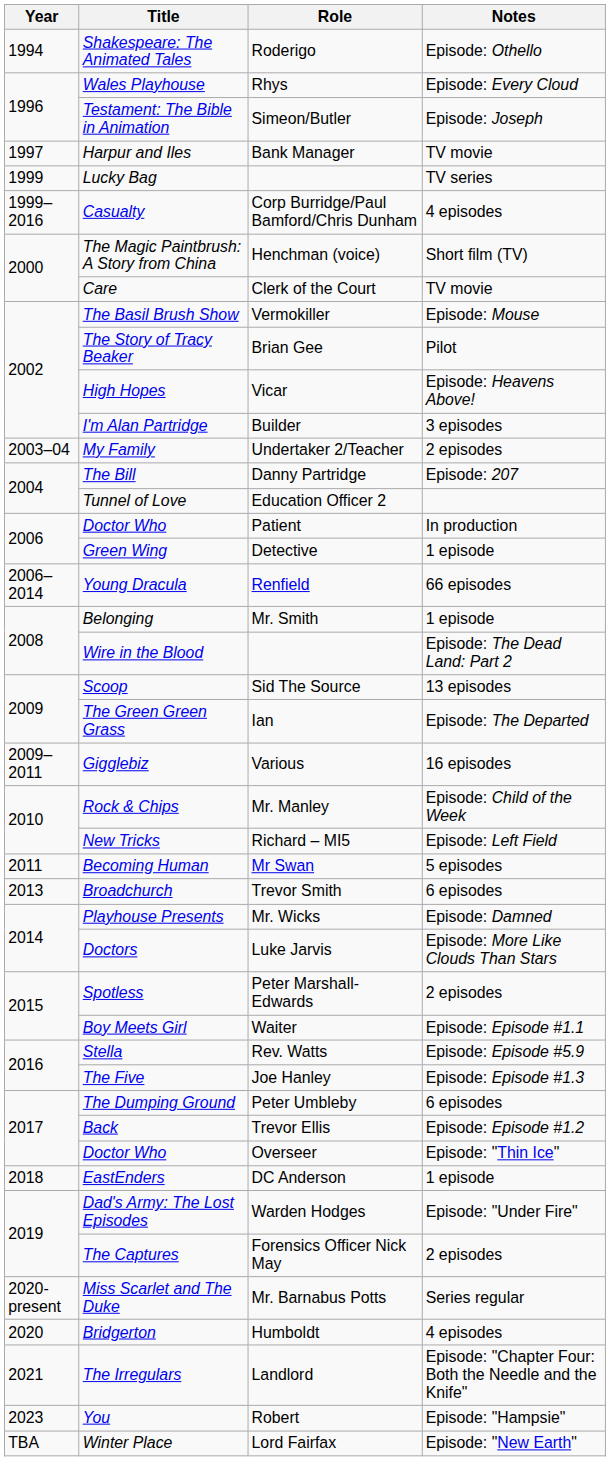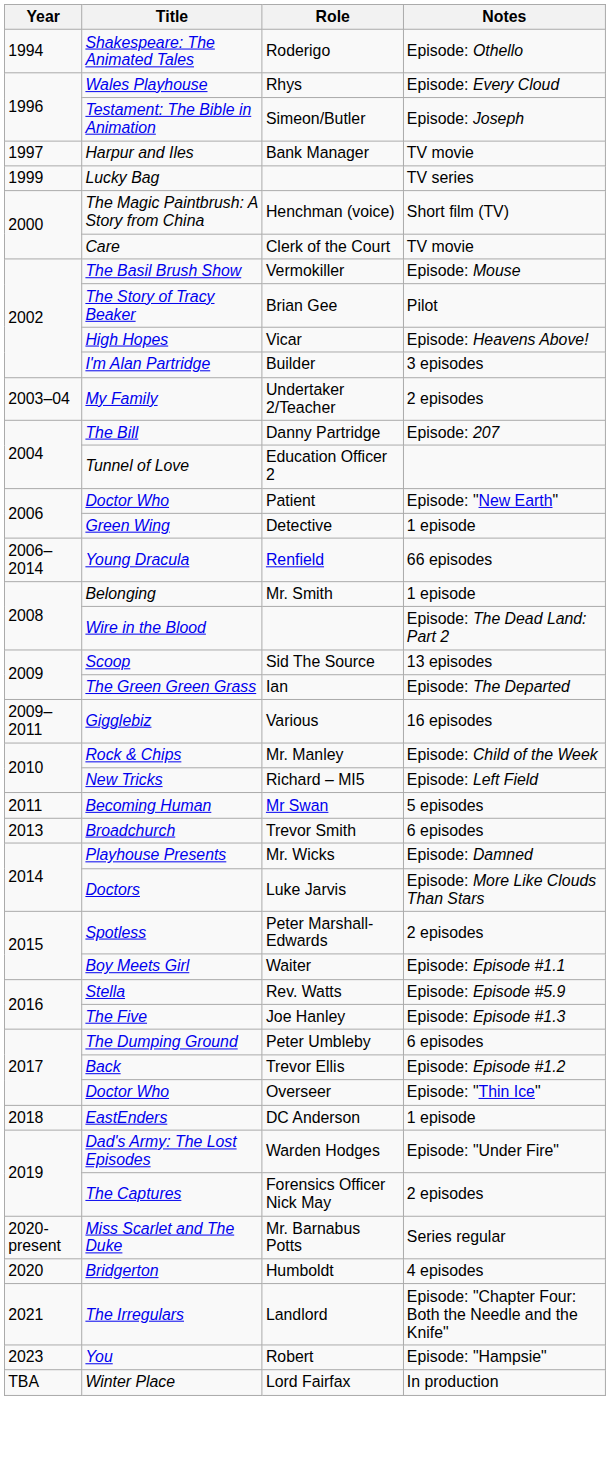- row: (114, 212)
(471, 525) In production -> (482, 500) Episode: "New Earth"
(501, 1443) Episode: "New Earth" -> (453, 1382) In production
